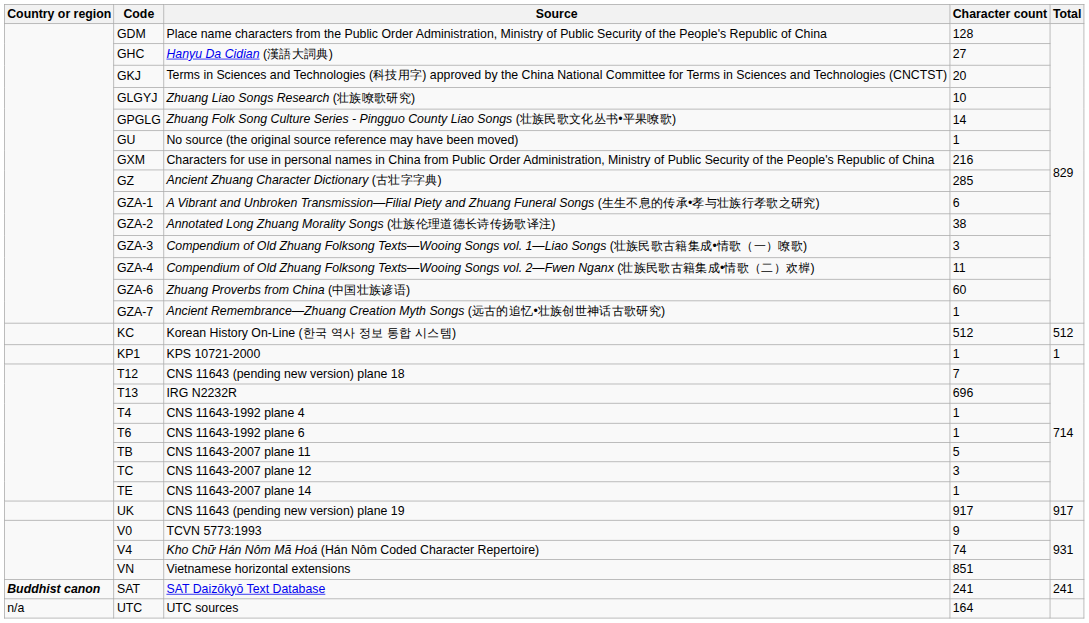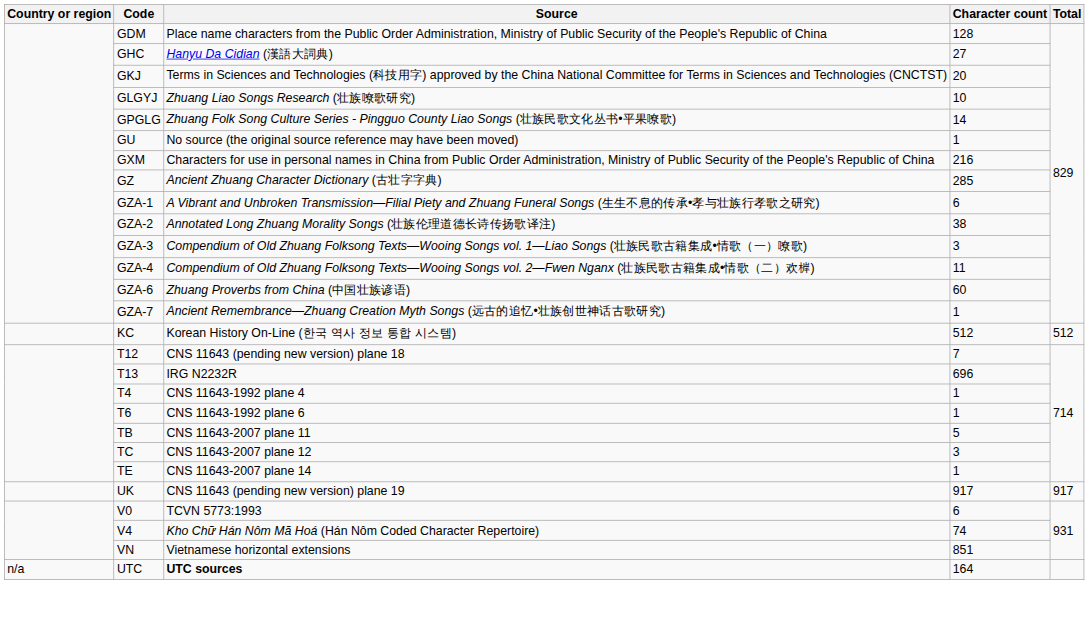- row: (129, 354)
(956, 530) 9 -> (956, 510) 6
- row: (128, 589)
(202, 608) normal -> (204, 569) bold
